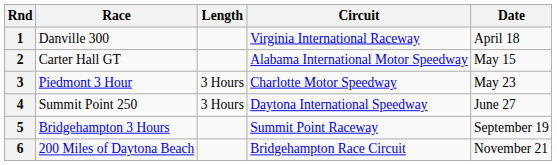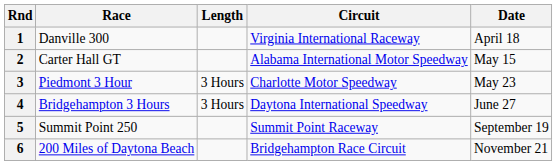(88, 105) Summit Point 250 -> (104, 105) Bridgehampton 3 Hours
(104, 127) Bridgehampton 3 Hours -> (88, 127) Summit Point 250
